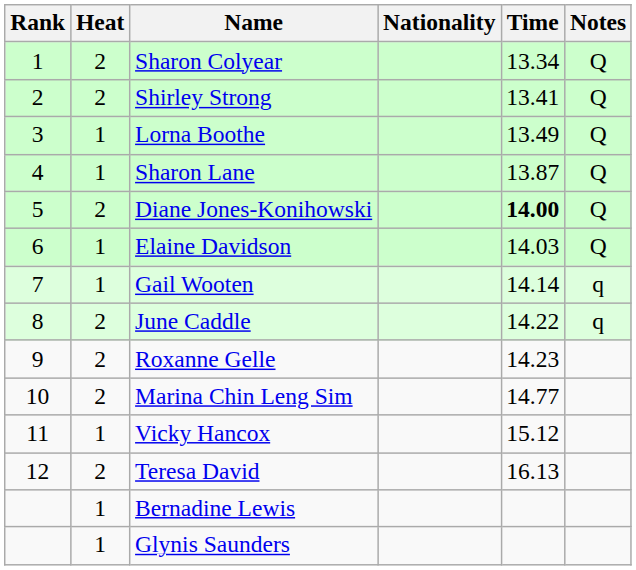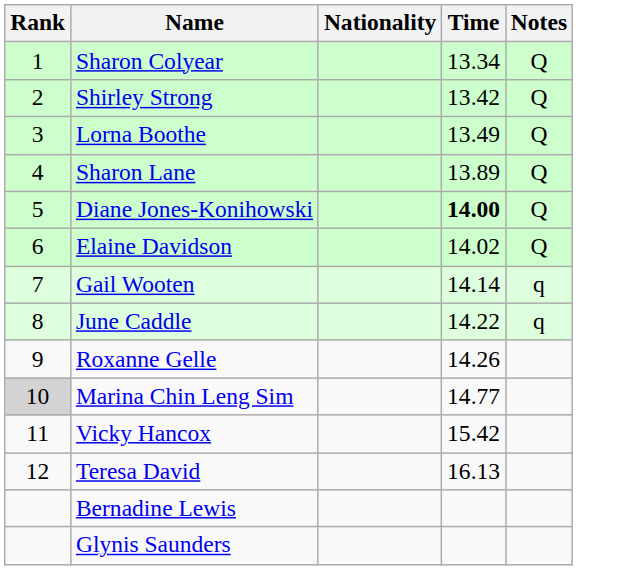- column: (100, 23)
(533, 97) 13.41 -> (474, 97) 13.42
(533, 172) 13.87 -> (474, 172) 13.89
(533, 246) 14.03 -> (474, 246) 14.02
(533, 358) 14.23 -> (474, 358) 14.26
(38, 396) no background -> (38, 396) lightgrey background
(533, 433) 15.12 -> (474, 433) 15.42
